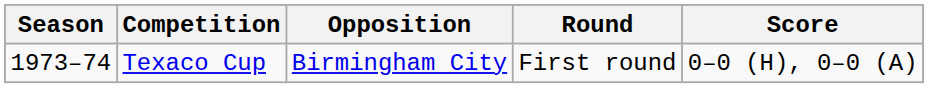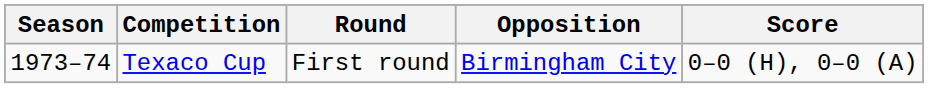columns swapped: (597, 24) <-> (399, 24)
